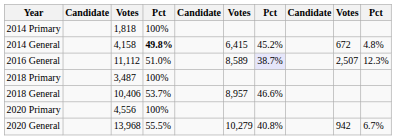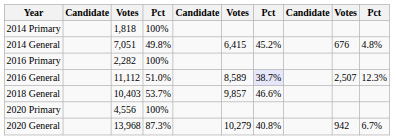(125, 45) 4,158 -> (125, 45) 7,051
(159, 45) bold -> (158, 45) normal
(343, 45) 672 -> (342, 45) 676
+ row: (34, 61)
- row: (34, 77)
(127, 94) 10,406 -> (127, 94) 10,403
(237, 94) 8,957 -> (235, 94) 9,857
(158, 126) 55.5% -> (158, 126) 87.3%
